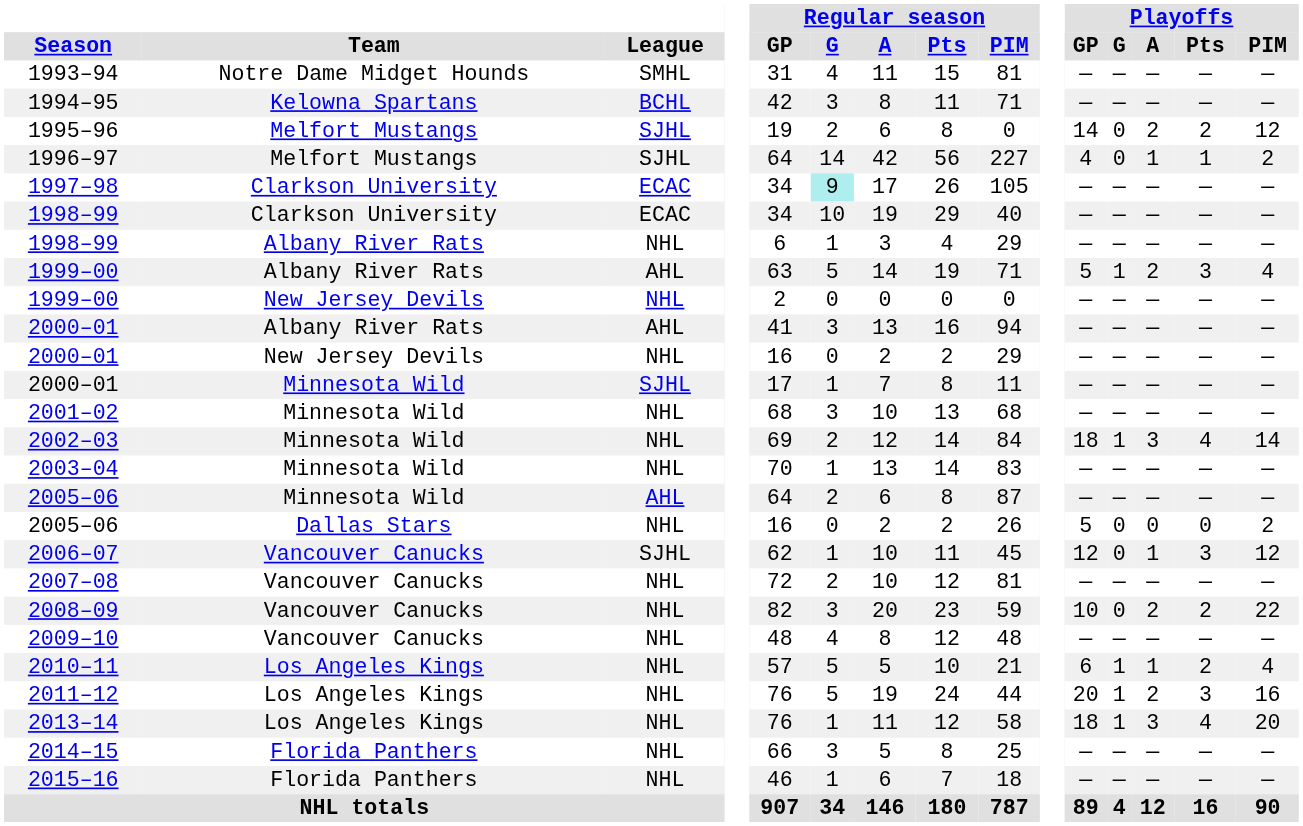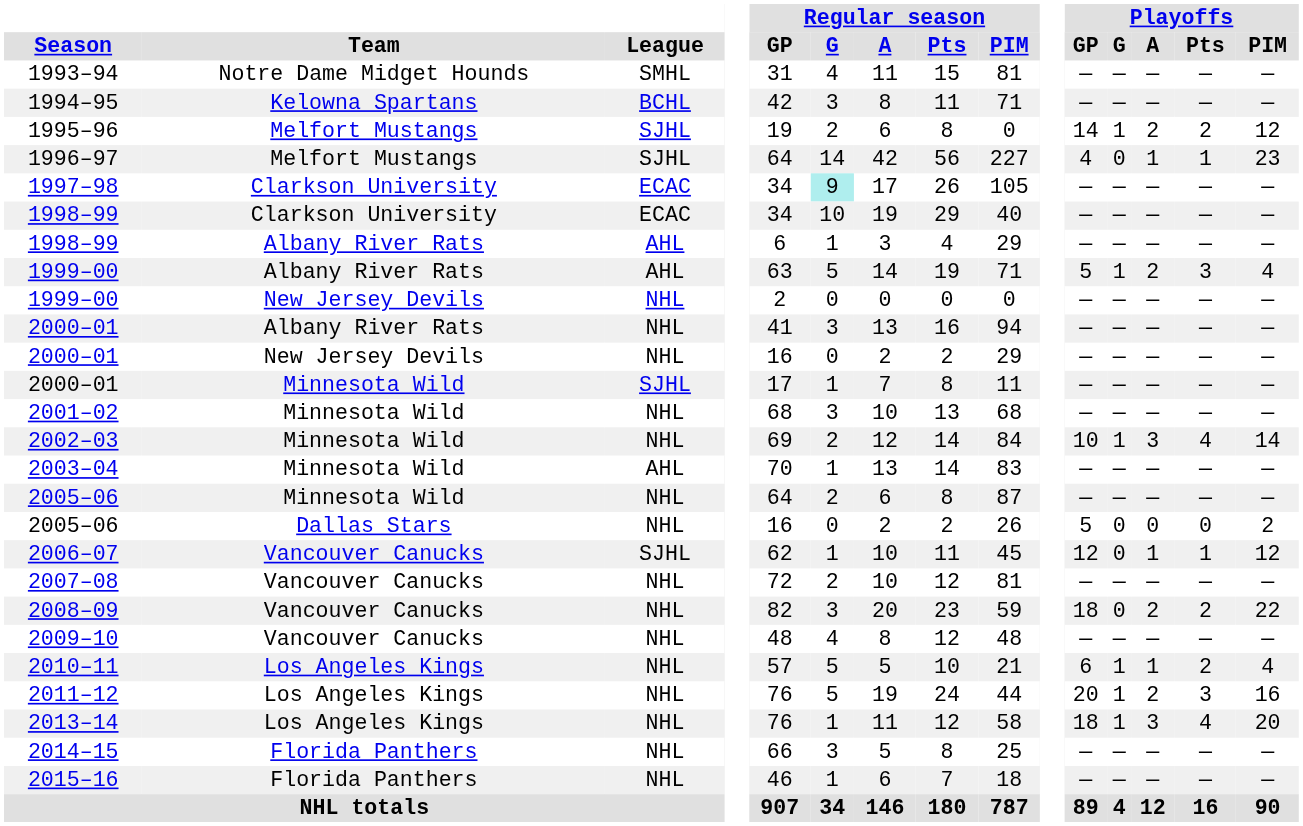(1119, 131) 0 -> (1119, 131) 1
(1268, 159) 2 -> (1268, 159) 23
(665, 244) NHL -> (665, 244) AHL
(665, 329) AHL -> (665, 329) NHL
(1086, 441) 18 -> (1086, 441) 10
(665, 470) NHL -> (665, 470) AHL
(665, 498) AHL -> (665, 498) NHL
(1205, 554) 3 -> (1205, 554) 1
(1086, 611) 10 -> (1086, 611) 18
